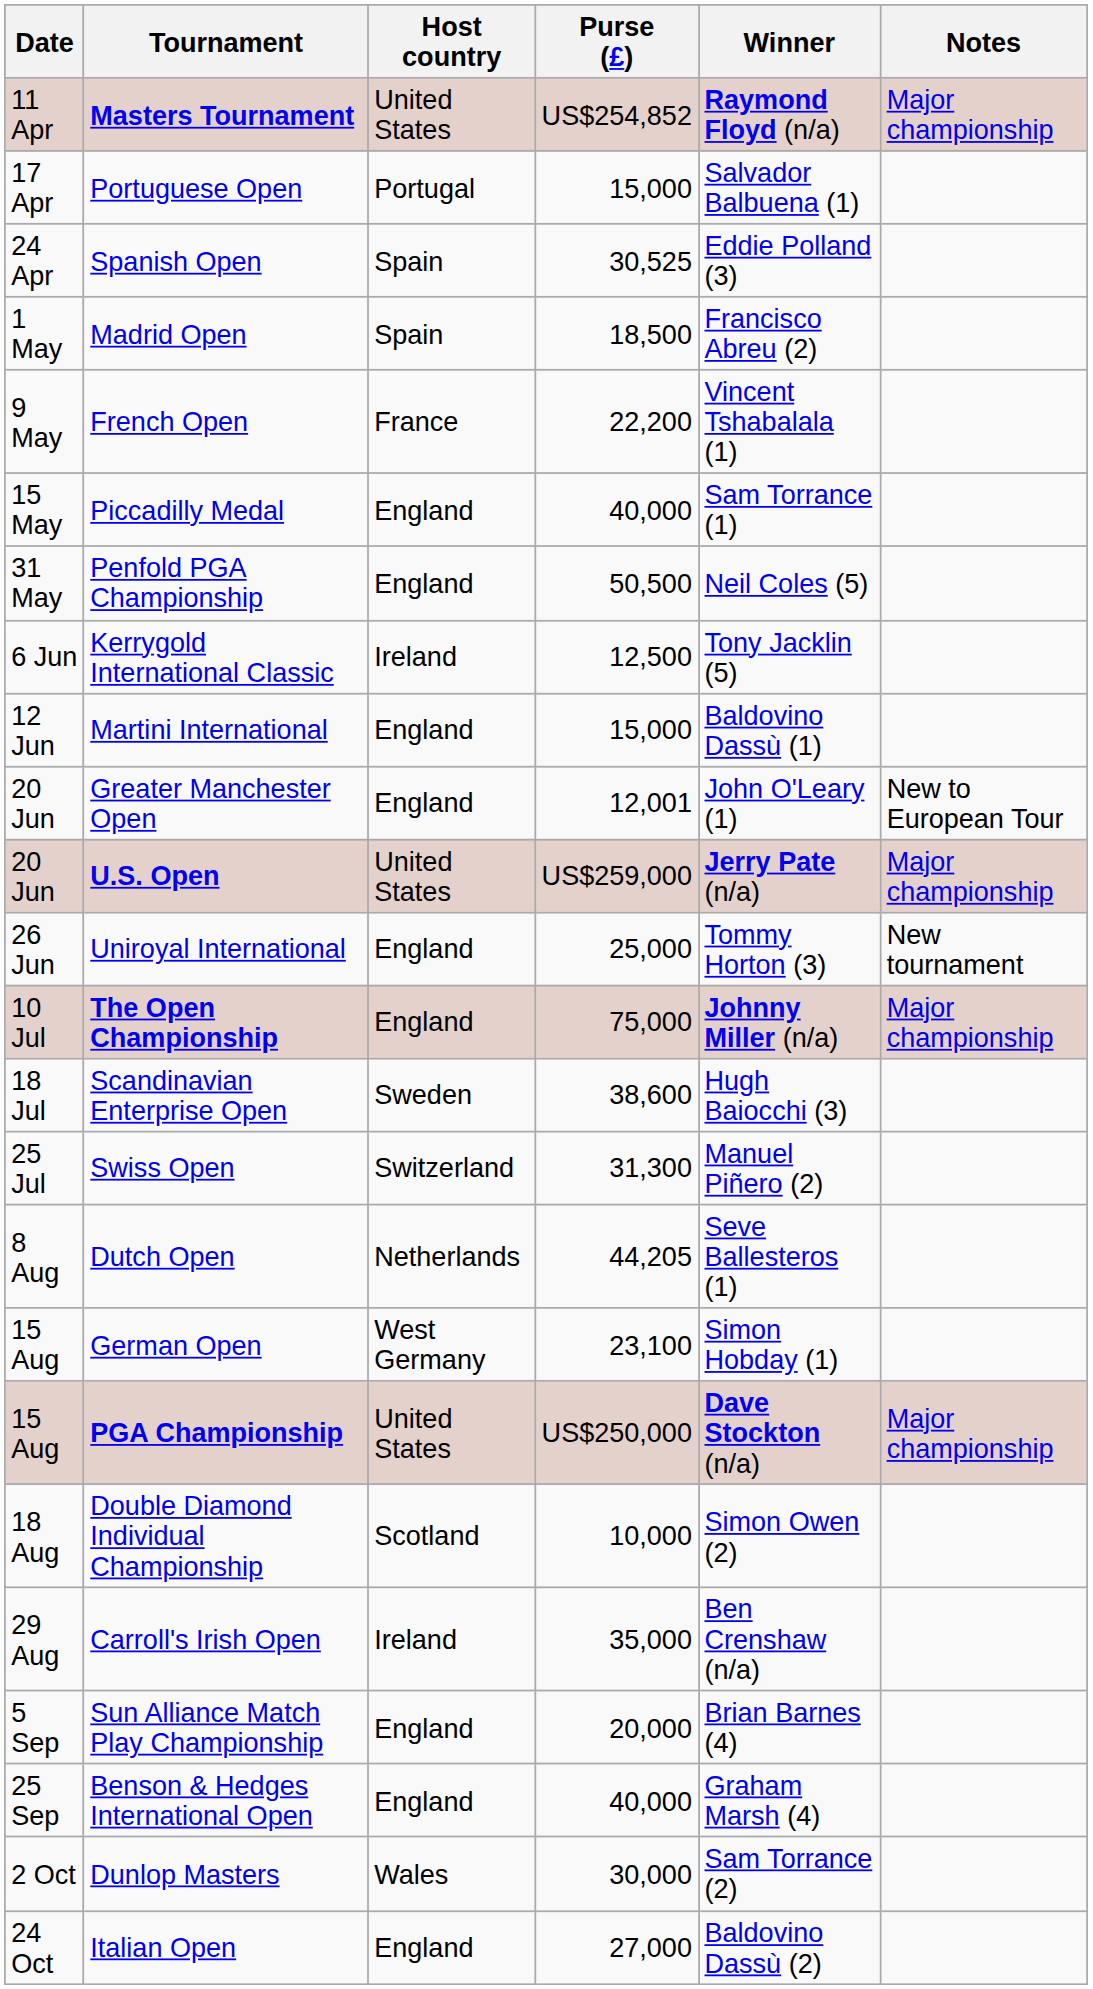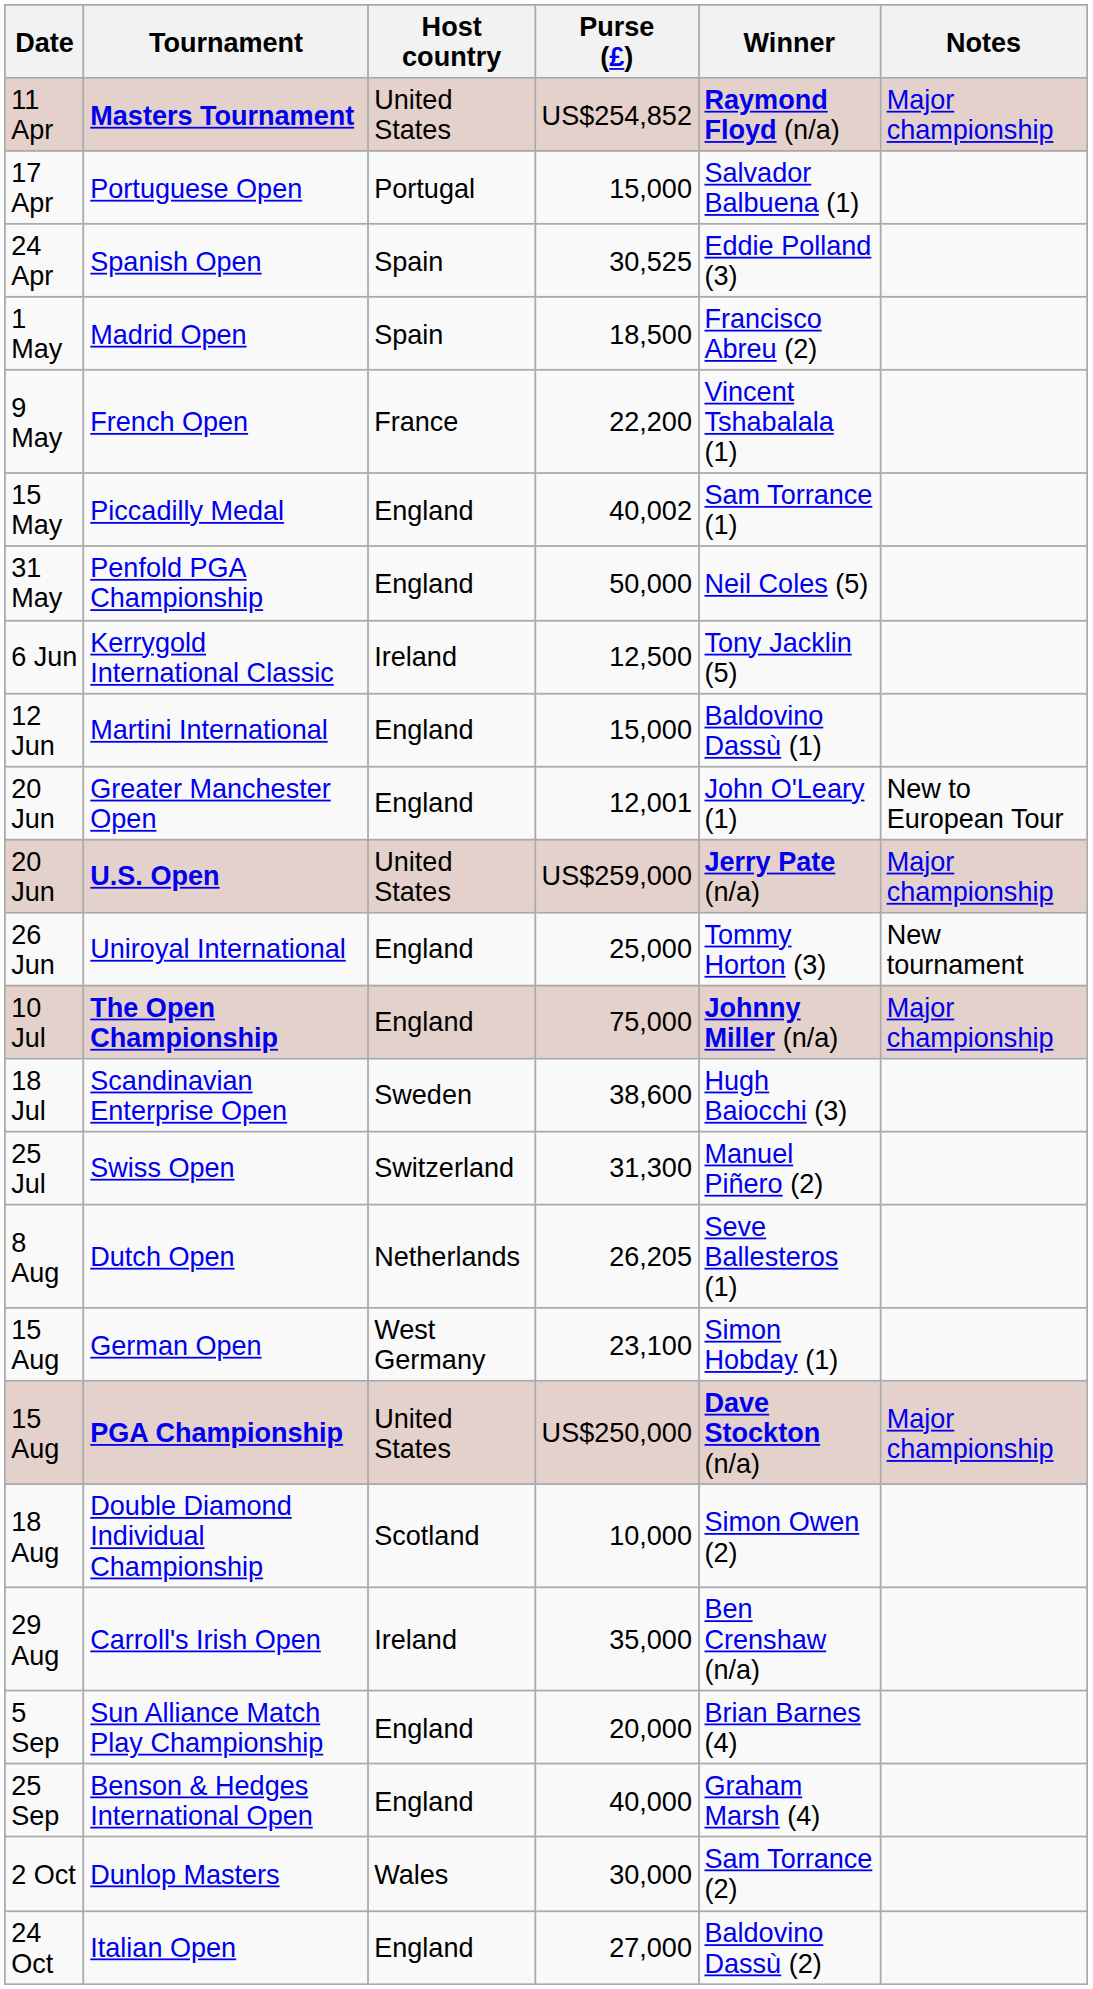(651, 510) 40,000 -> (651, 510) 40,002
(651, 584) 50,500 -> (651, 584) 50,000
(651, 1256) 44,205 -> (651, 1256) 26,205
